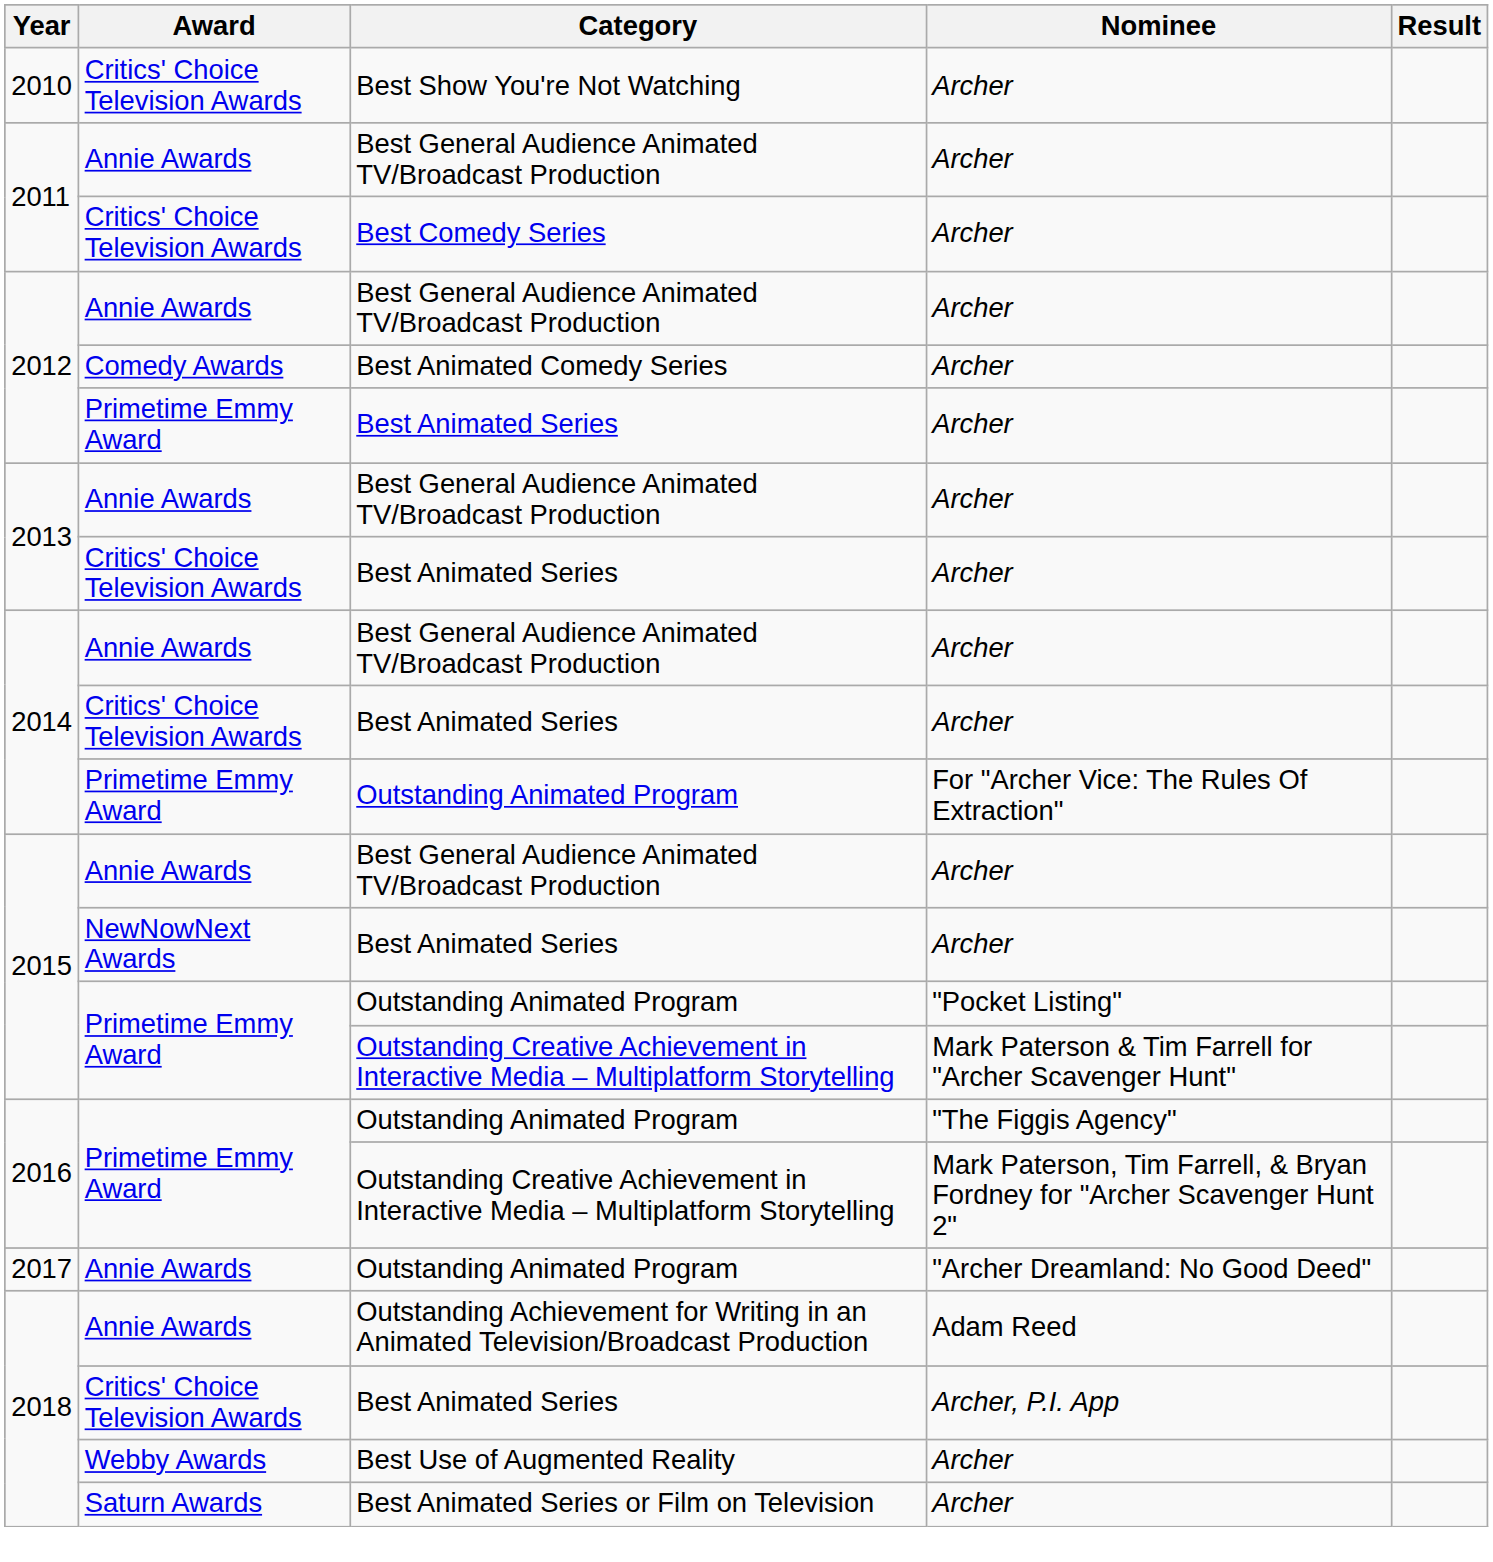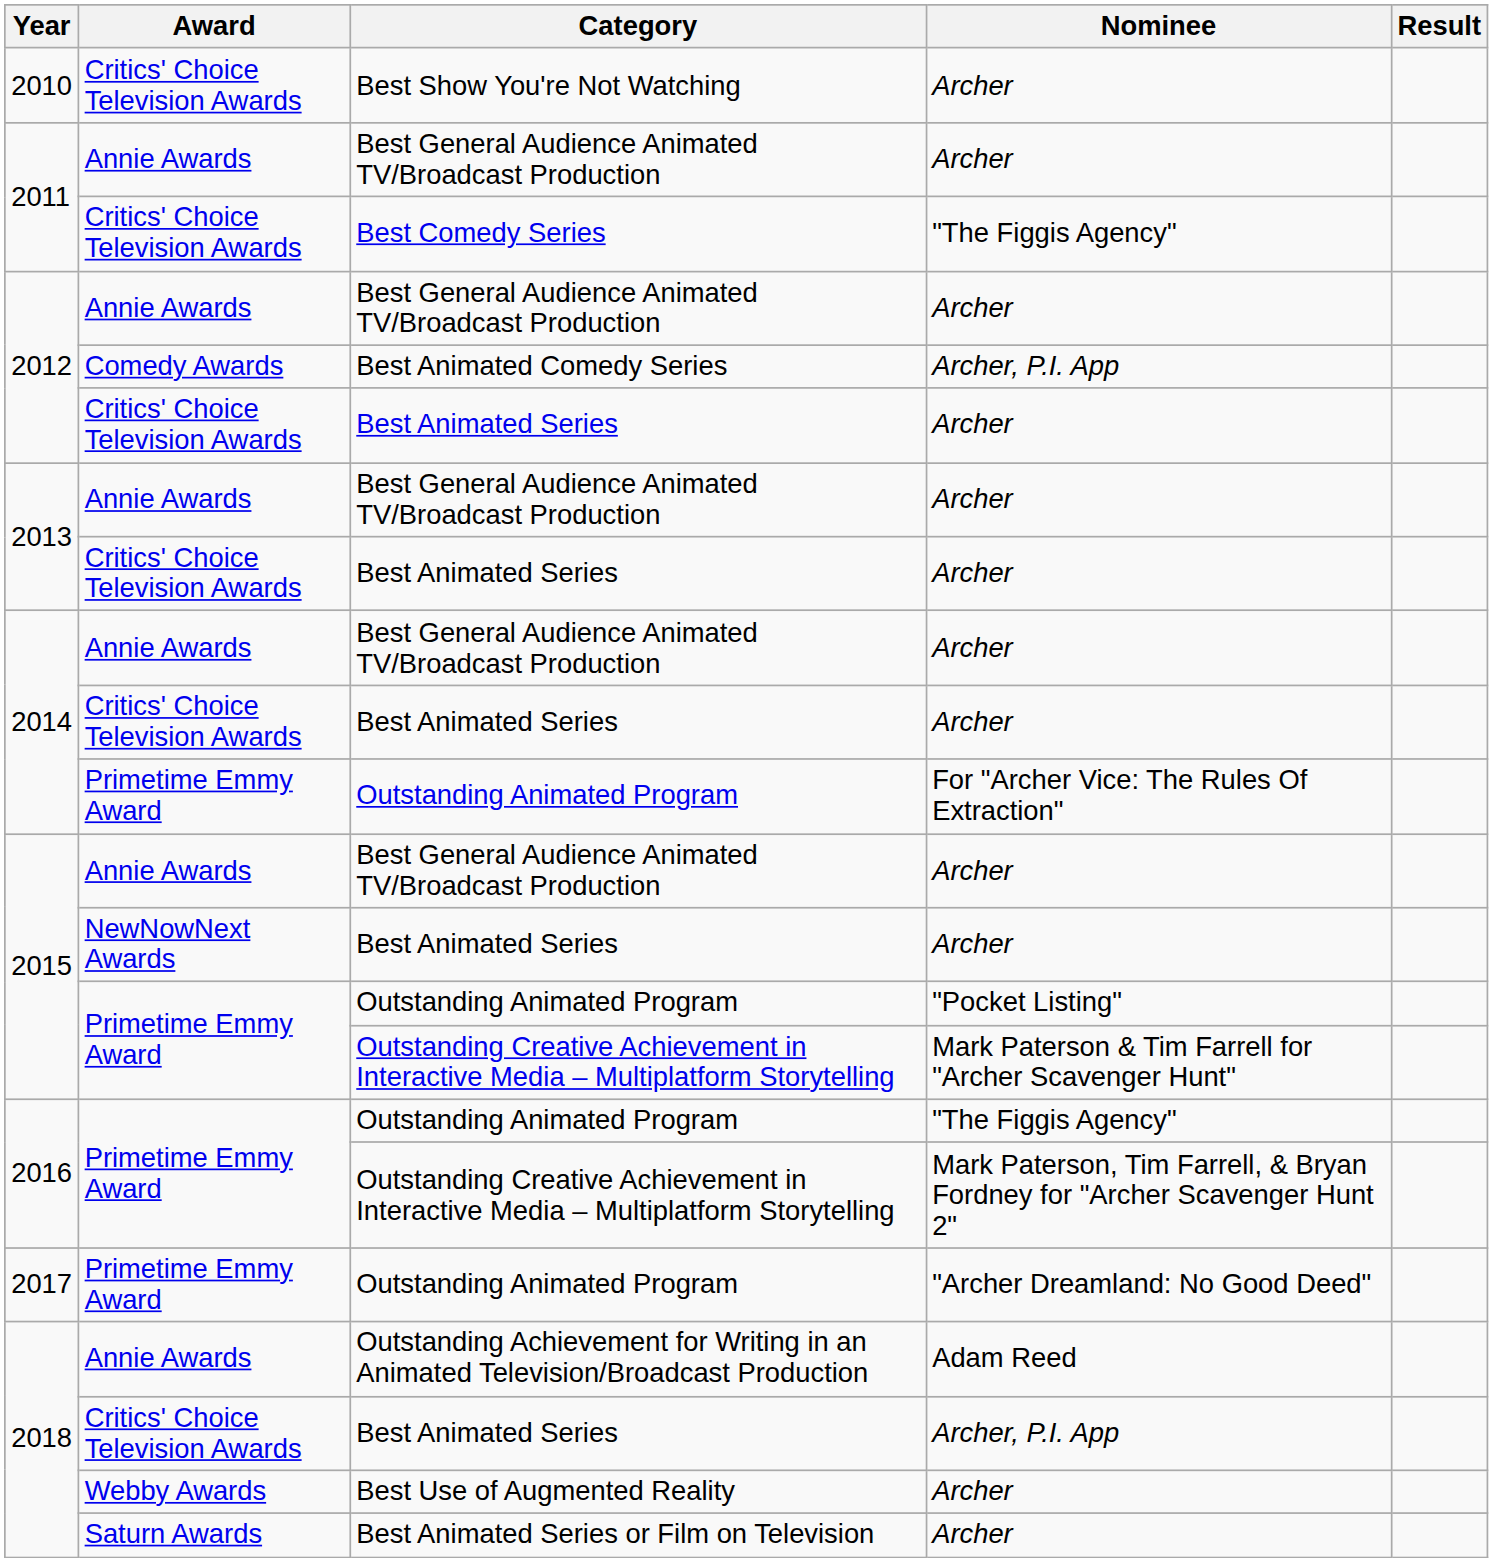(972, 233) Archer -> (1054, 233) "The Figgis Agency"
(972, 366) Archer -> (1026, 366) Archer, P.I. App
(189, 425) Primetime Emmy Award -> (193, 425) Critics' Choice Television Awards
(168, 1268) Annie Awards -> (189, 1284) Primetime Emmy Award
